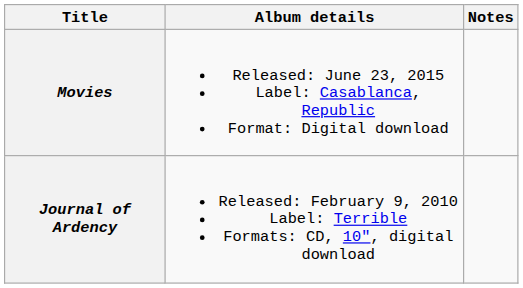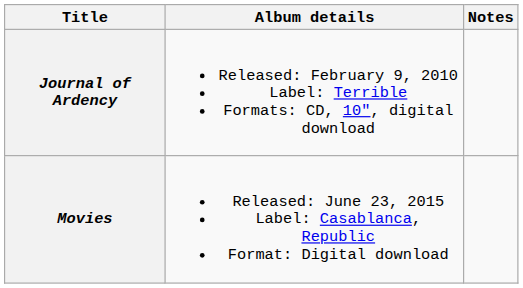rows swapped: (85, 219) <-> (85, 93)
